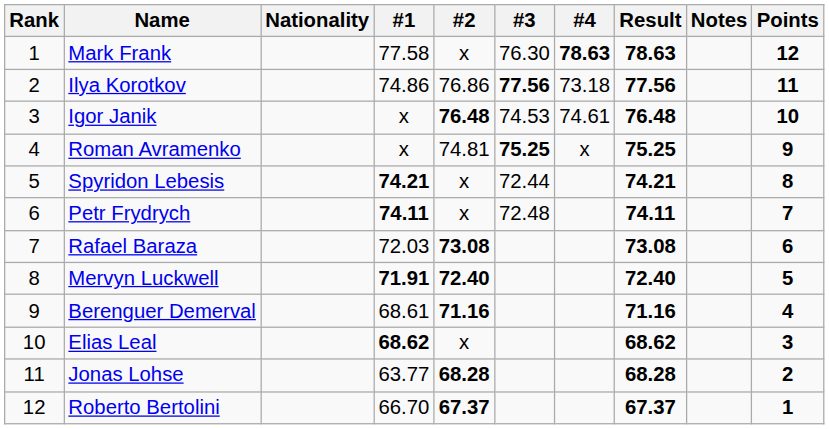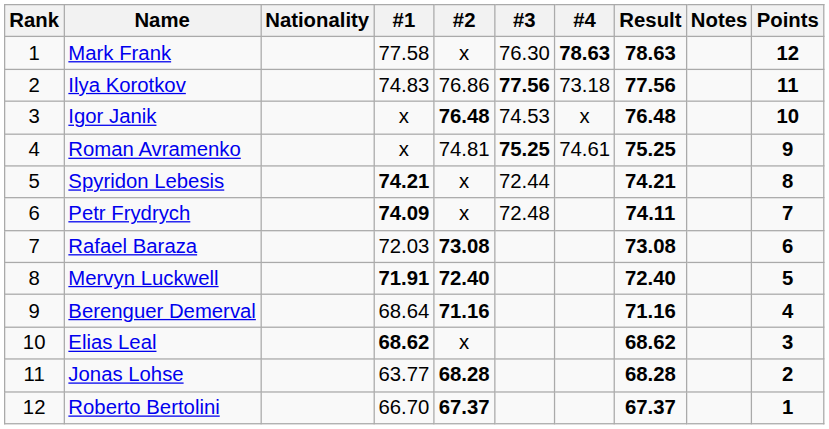(404, 85) 74.86 -> (404, 85) 74.83
(585, 117) 74.61 -> (585, 117) x
(585, 149) x -> (585, 149) 74.61
(404, 213) 74.11 -> (404, 213) 74.09
(404, 310) 68.61 -> (404, 310) 68.64
